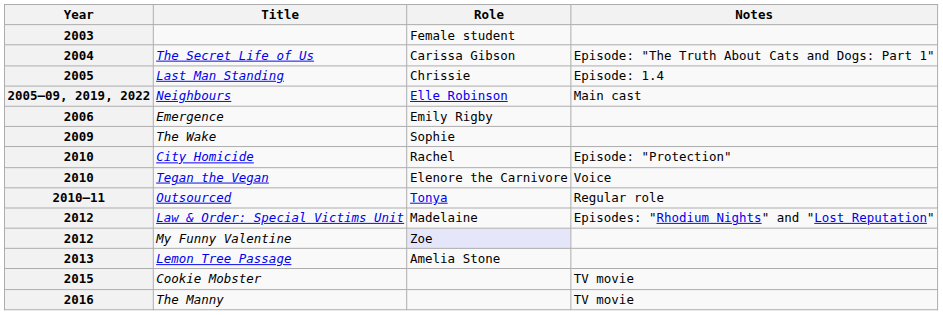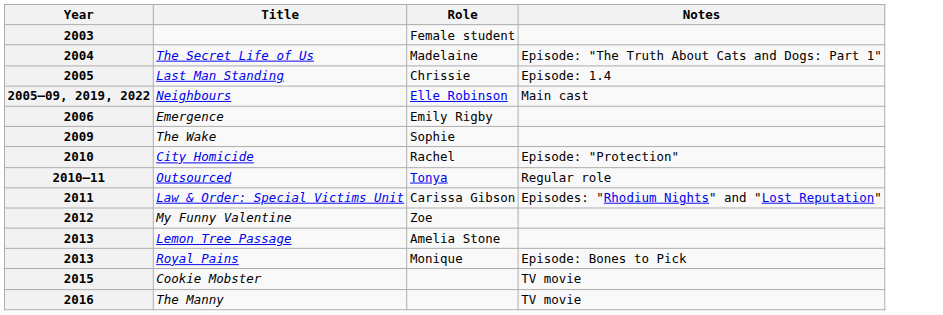(463, 55) Carissa Gibson -> (444, 55) Madelaine
- row: (213, 177)
(79, 218) 2012 -> (79, 198) 2011
(444, 218) Madelaine -> (463, 198) Carissa Gibson
(421, 238) lavender background -> (421, 218) no background
+ row: (197, 259)
